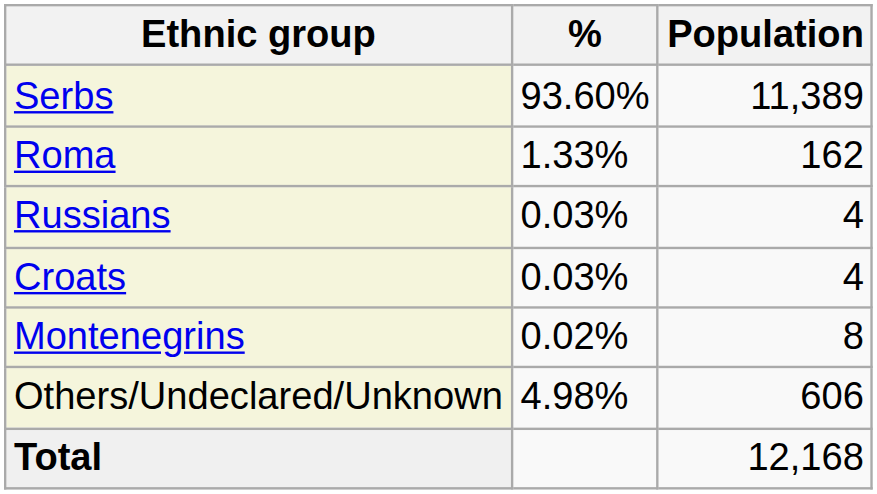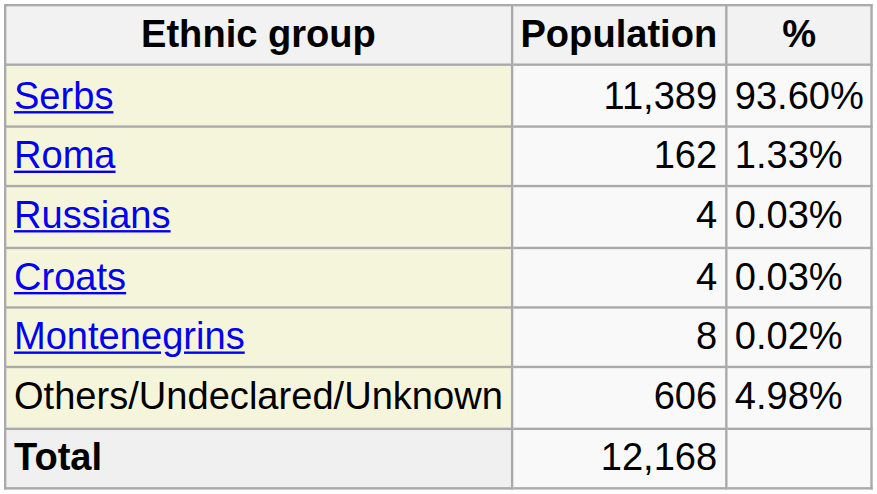columns swapped: (766, 34) <-> (585, 34)
